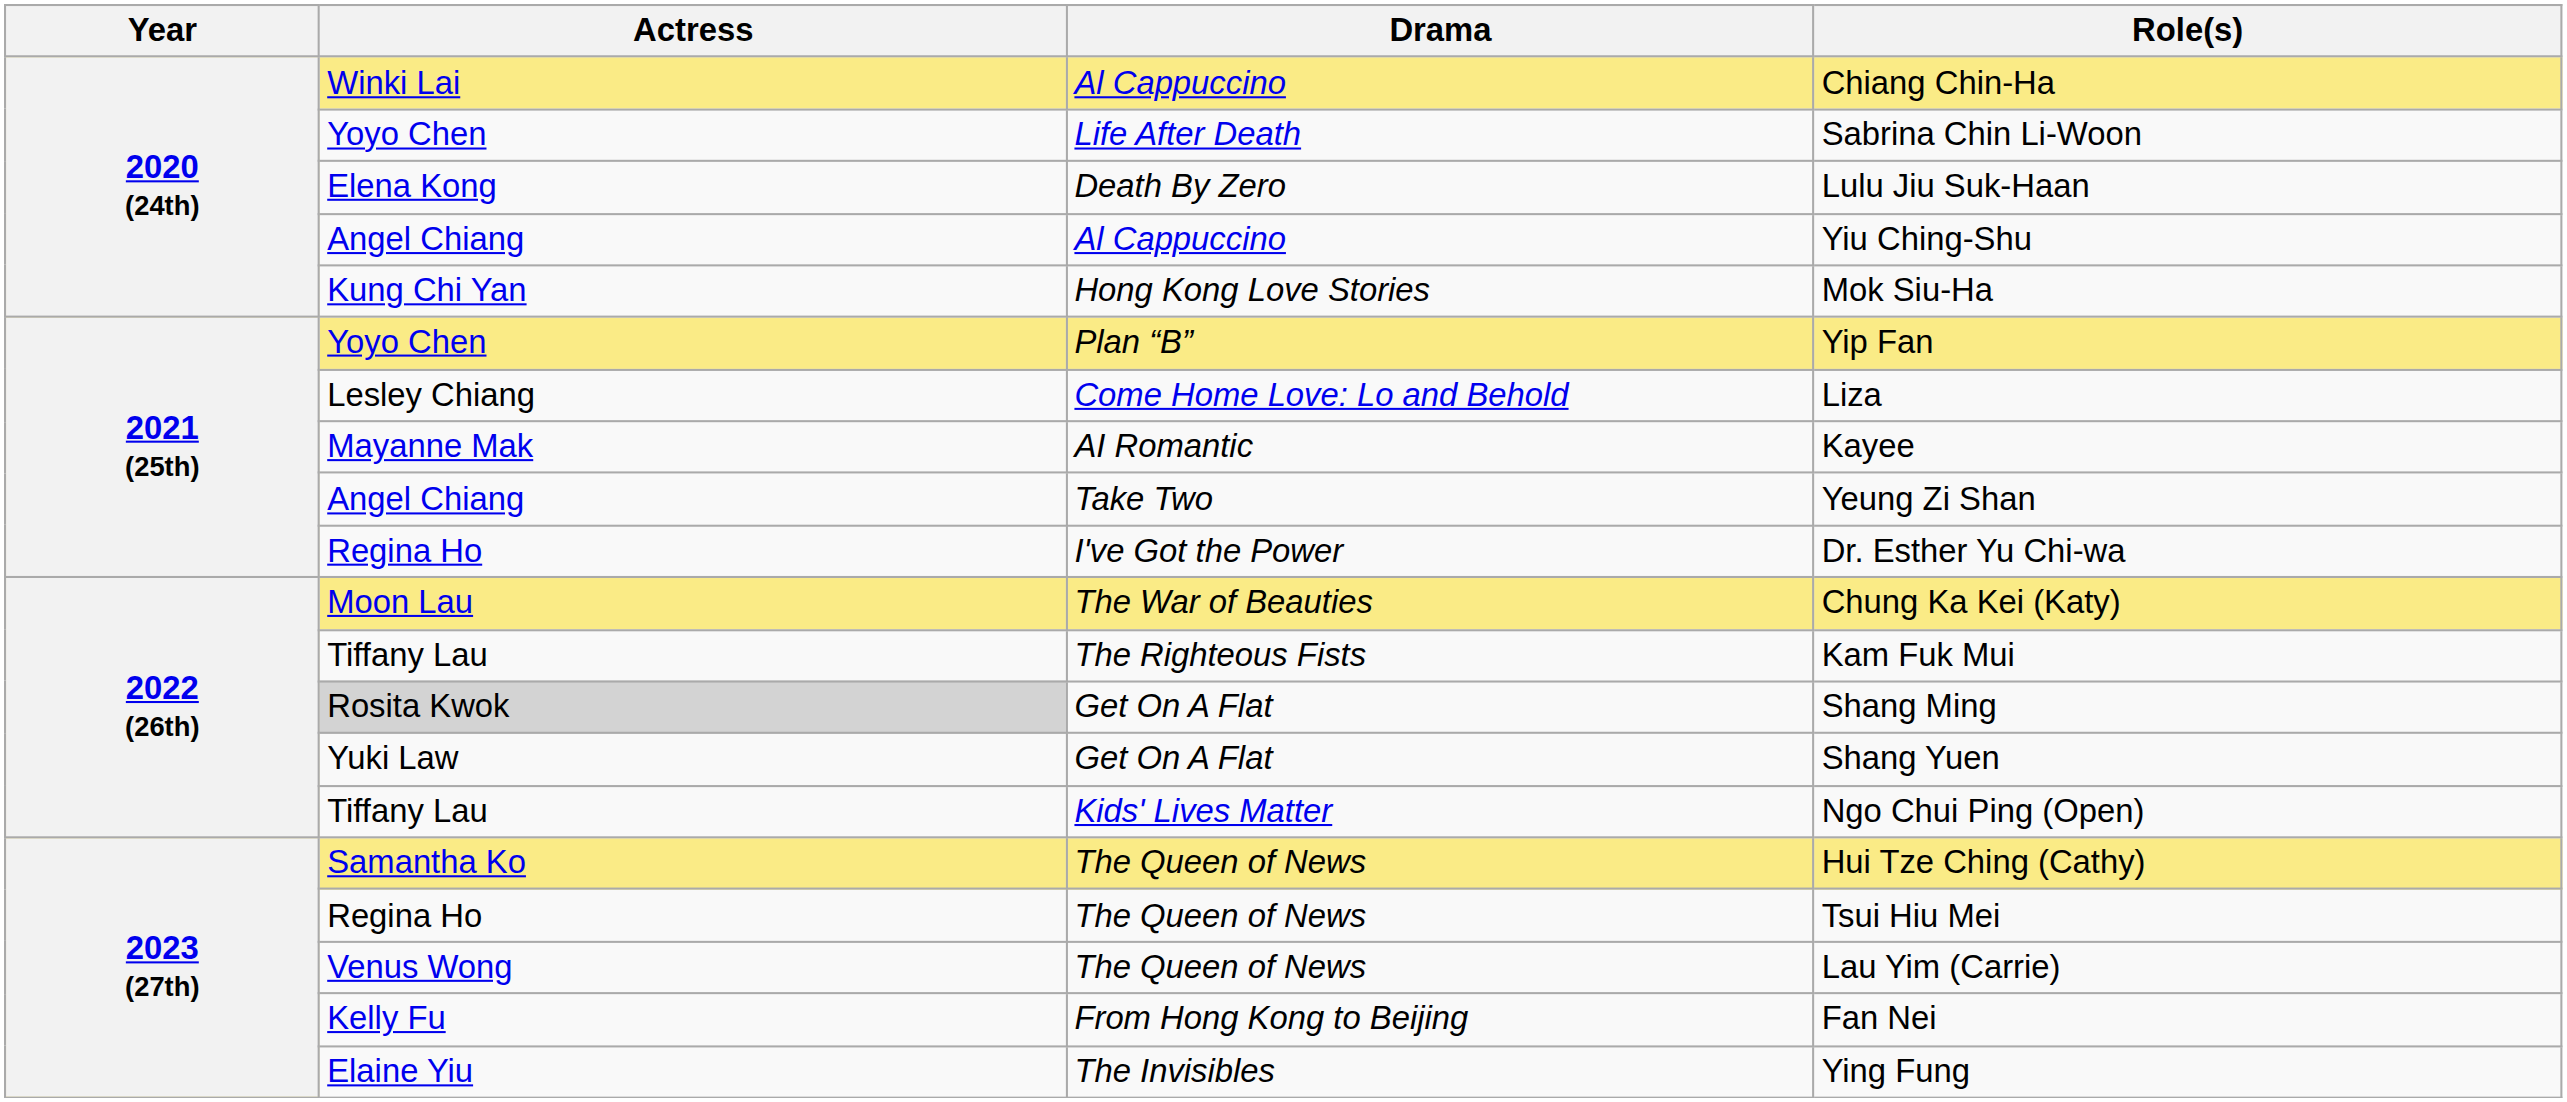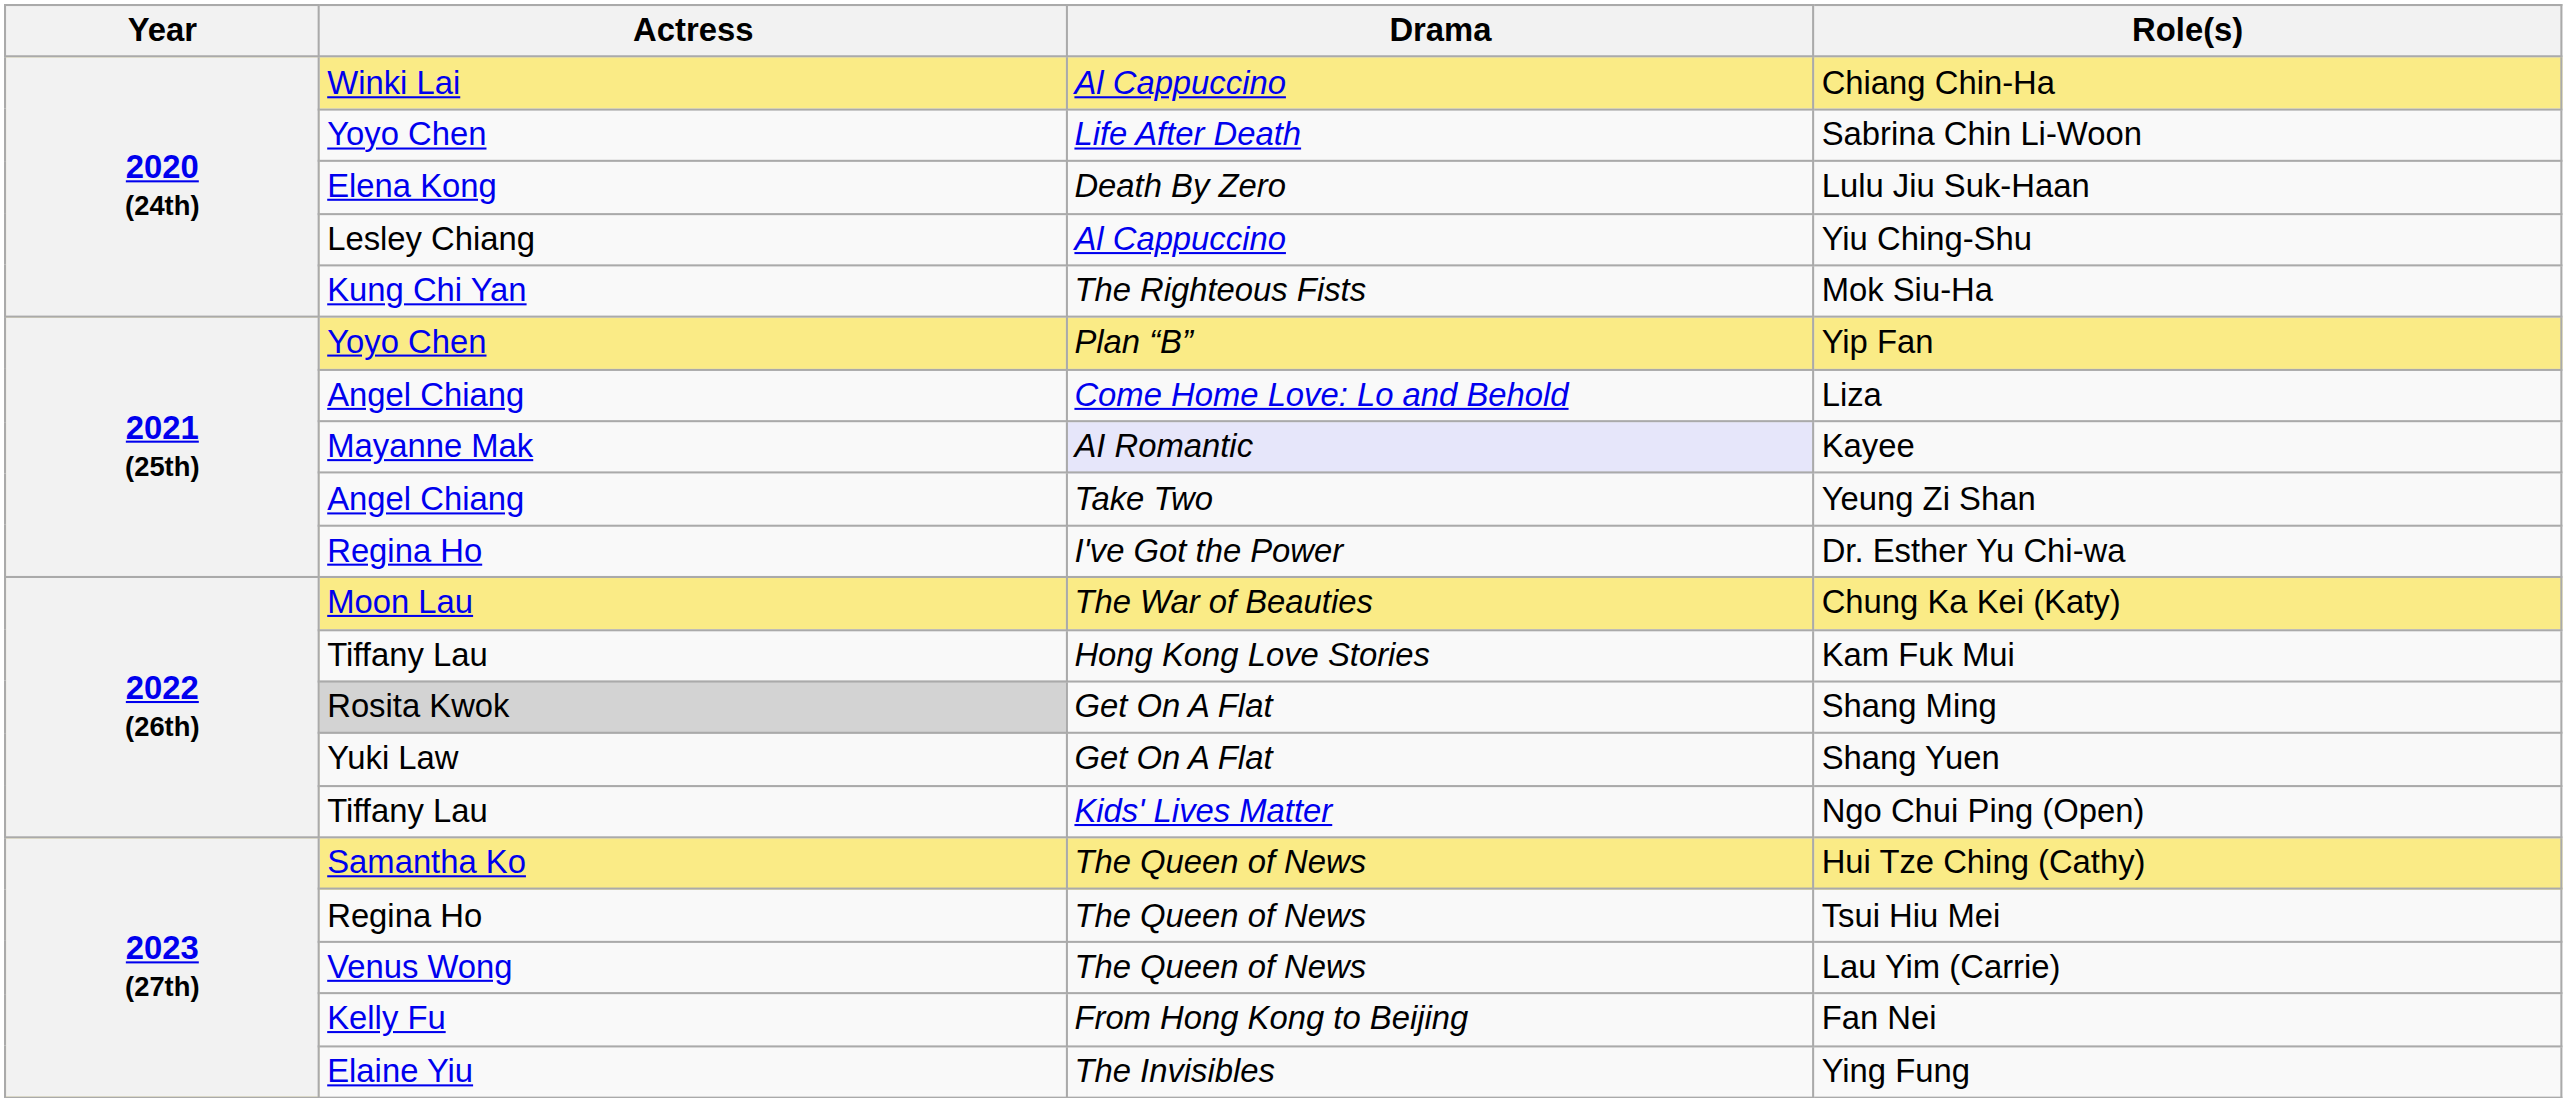(426, 238) Angel Chiang -> (431, 238) Lesley Chiang
(1252, 290) Hong Kong Love Stories -> (1220, 290) The Righteous Fists
(431, 394) Lesley Chiang -> (426, 394) Angel Chiang
(1164, 446) no background -> (1164, 446) lavender background
(1220, 654) The Righteous Fists -> (1252, 654) Hong Kong Love Stories
